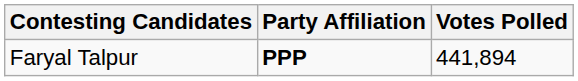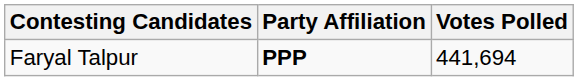(476, 57) 441,894 -> (476, 57) 441,694
